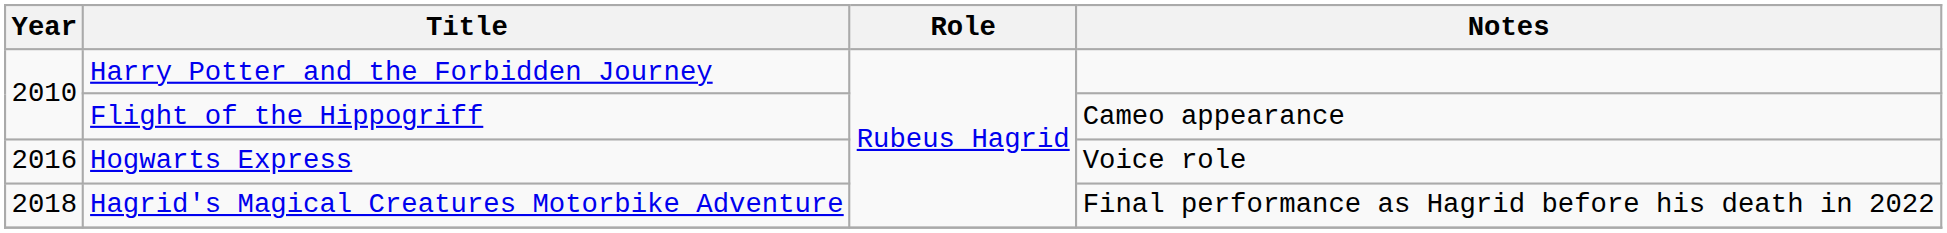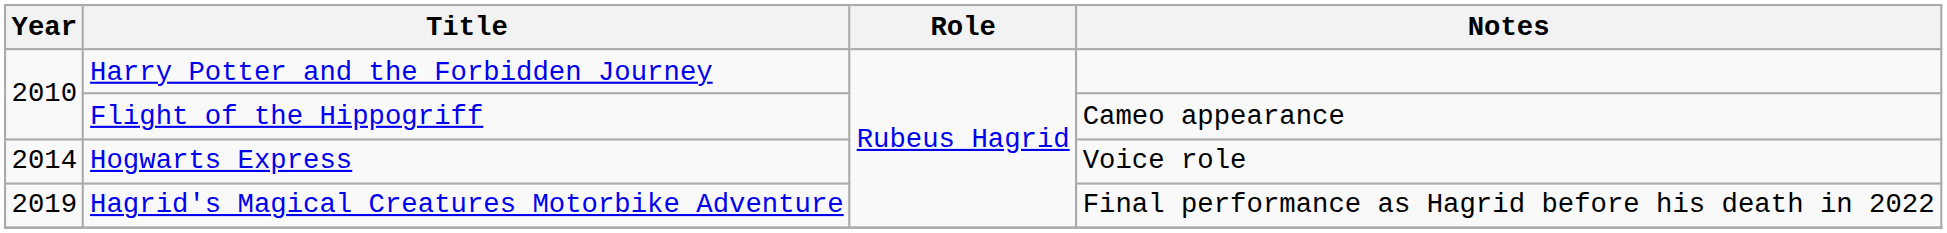(44, 161) 2016 -> (44, 161) 2014
(44, 205) 2018 -> (44, 205) 2019
